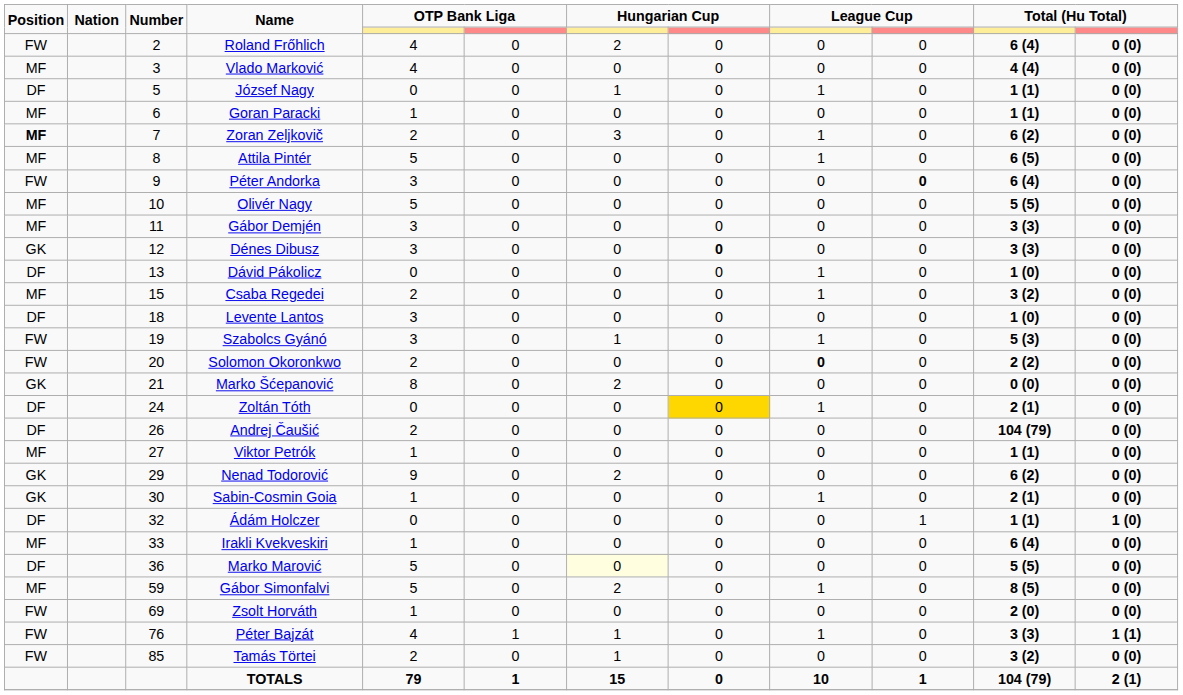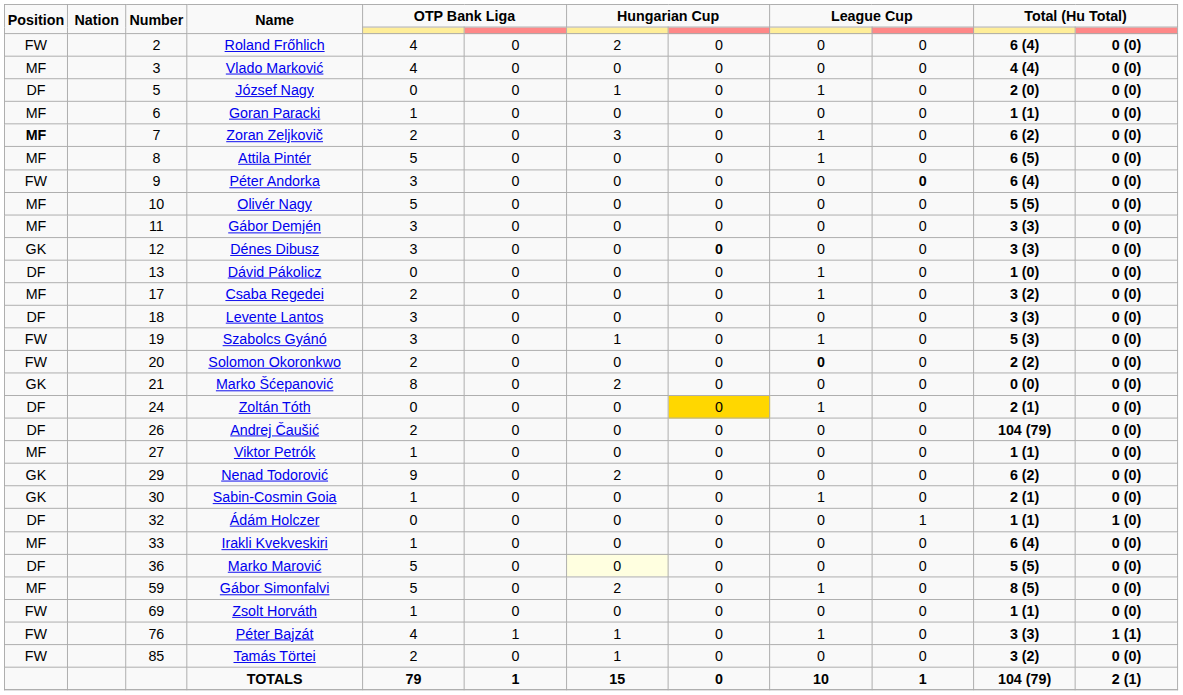(1025, 90) 1 (1) -> (1025, 90) 2 (0)
(156, 294) 15 -> (156, 294) 17
(1025, 317) 1 (0) -> (1025, 317) 3 (3)
(1025, 611) 2 (0) -> (1025, 611) 1 (1)
